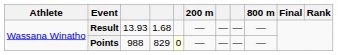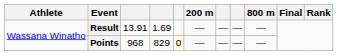(135, 28) 13.93 -> (135, 28) 13.91
(162, 28) 1.68 -> (162, 28) 1.69
(135, 43) 988 -> (135, 43) 968
